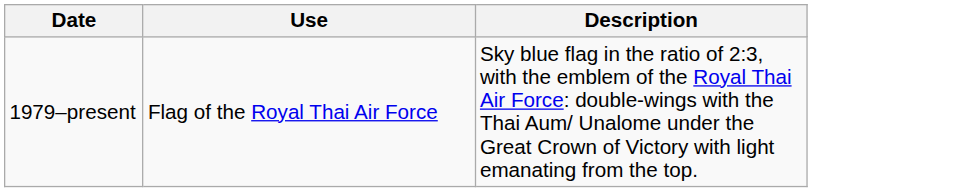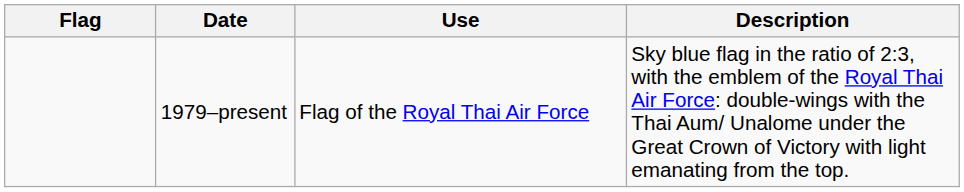+ column: (80, 20)
